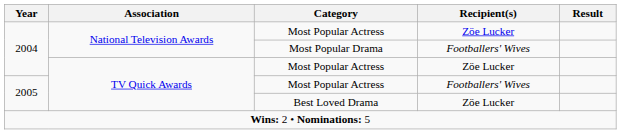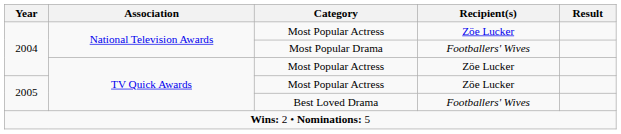(488, 84) Footballers' Wives -> (488, 84) Zöe Lucker
(488, 102) Zöe Lucker -> (488, 102) Footballers' Wives
